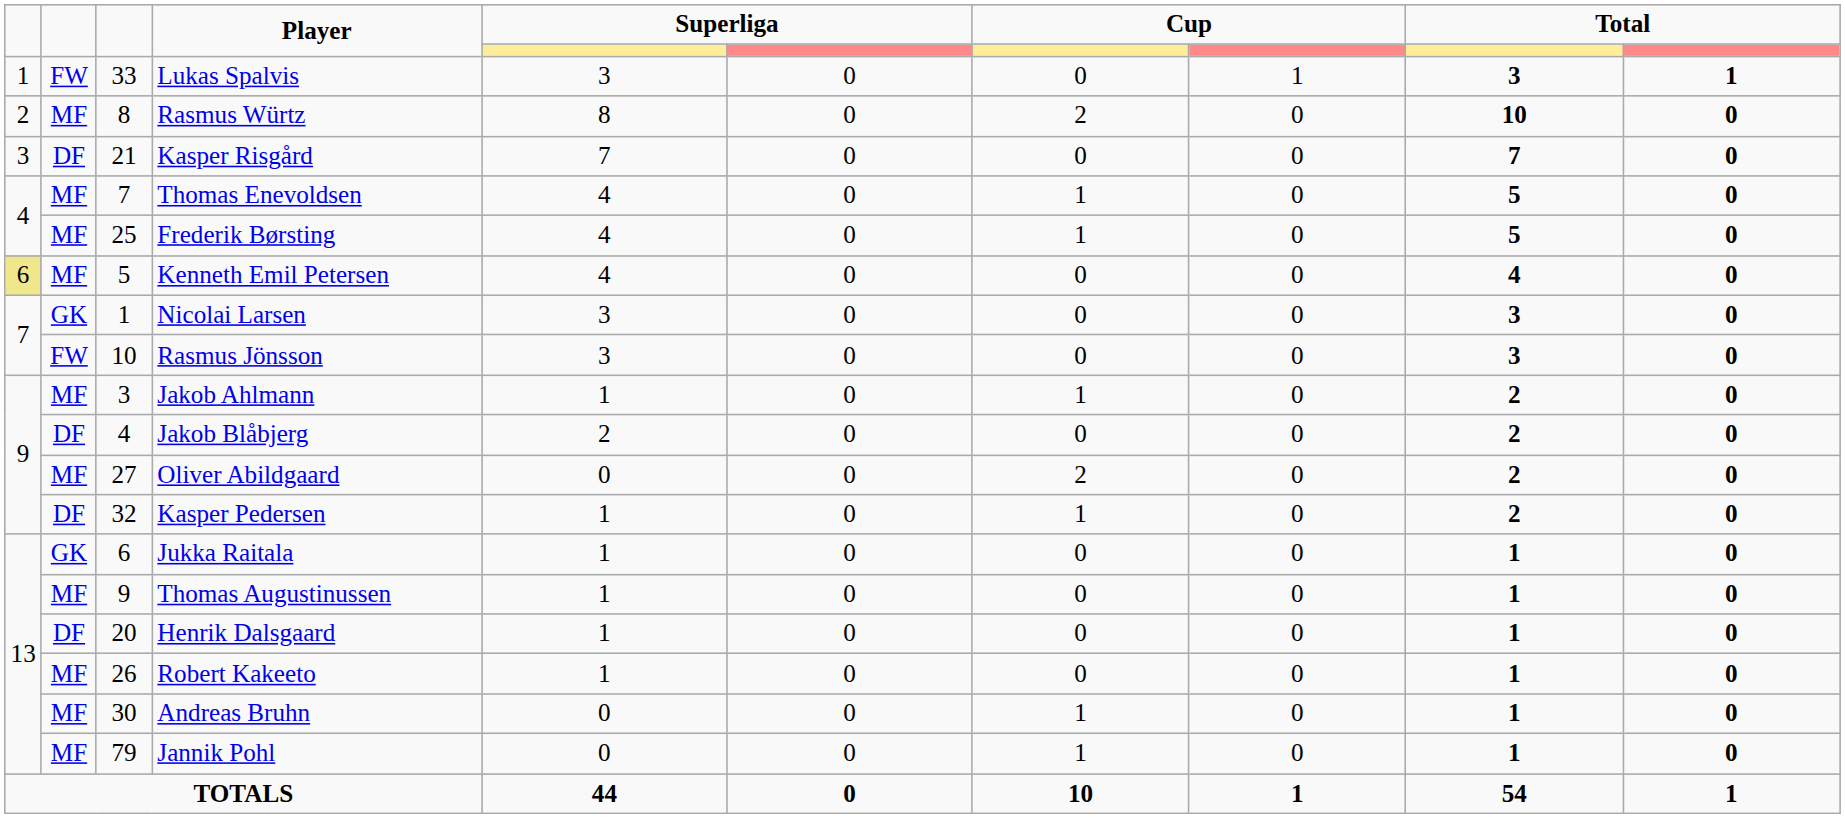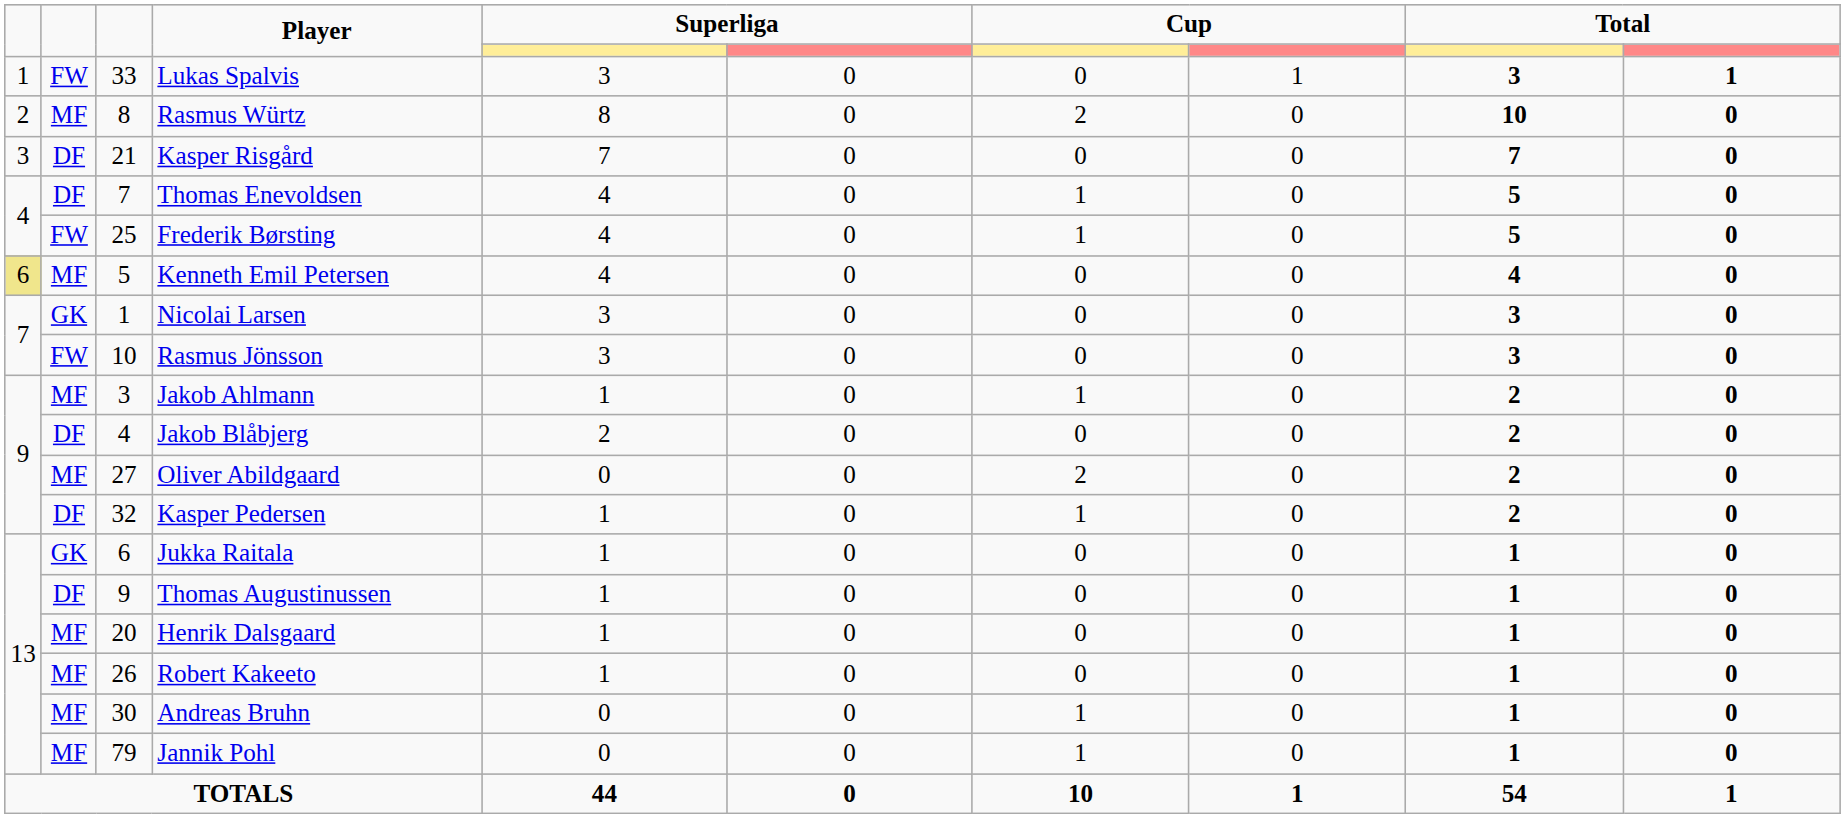(69, 195) MF -> (69, 195) DF
(69, 235) MF -> (69, 235) FW
(69, 593) MF -> (69, 593) DF
(69, 633) DF -> (69, 633) MF
